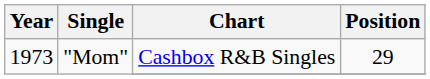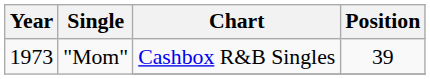(383, 56) 29 -> (383, 56) 39
